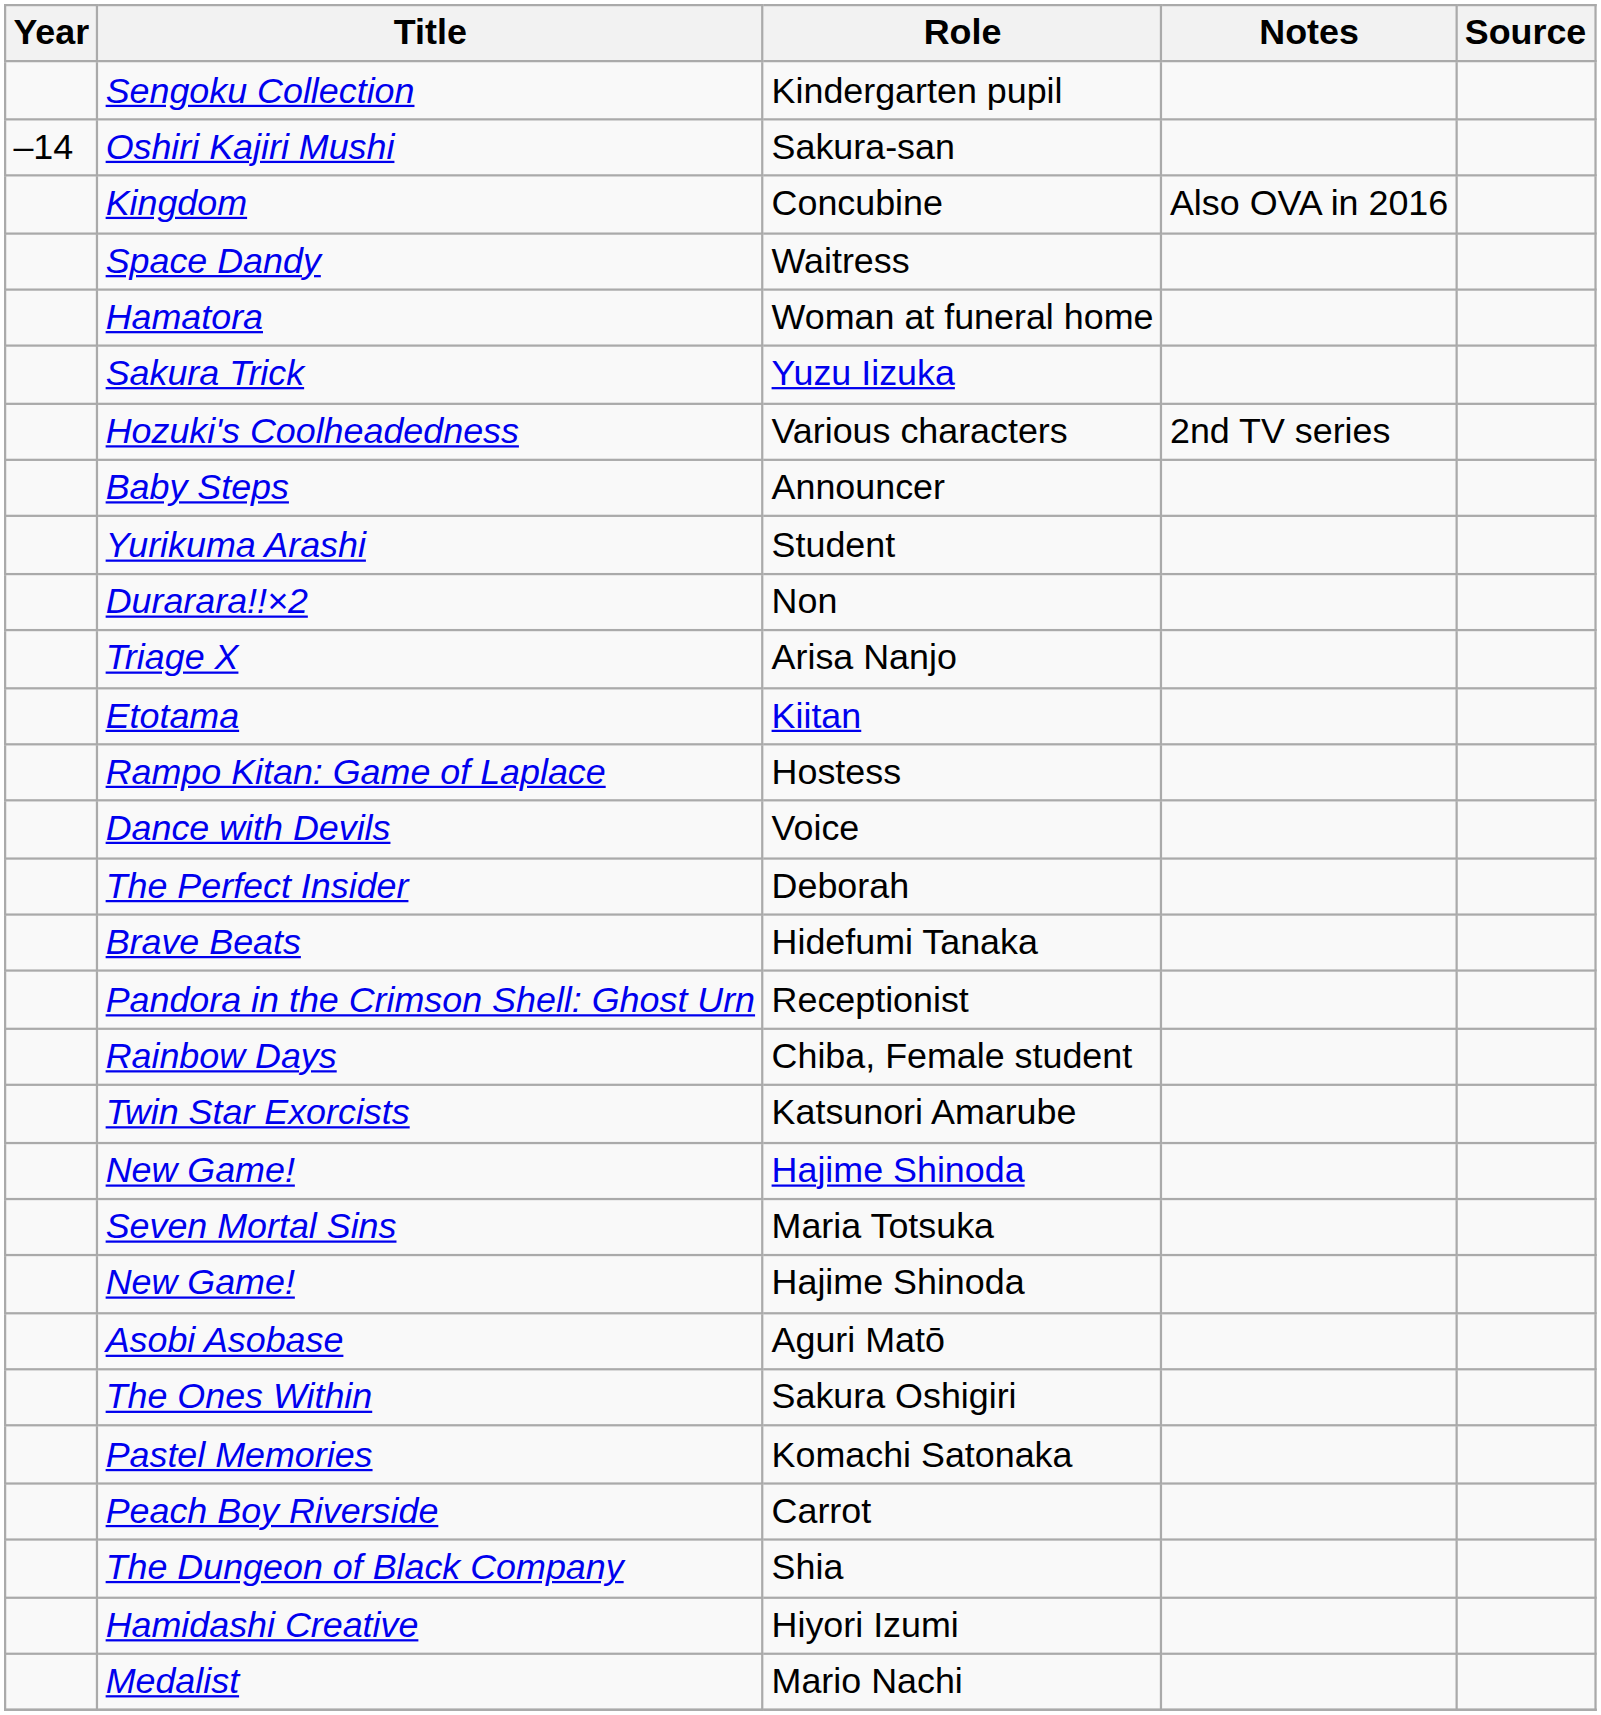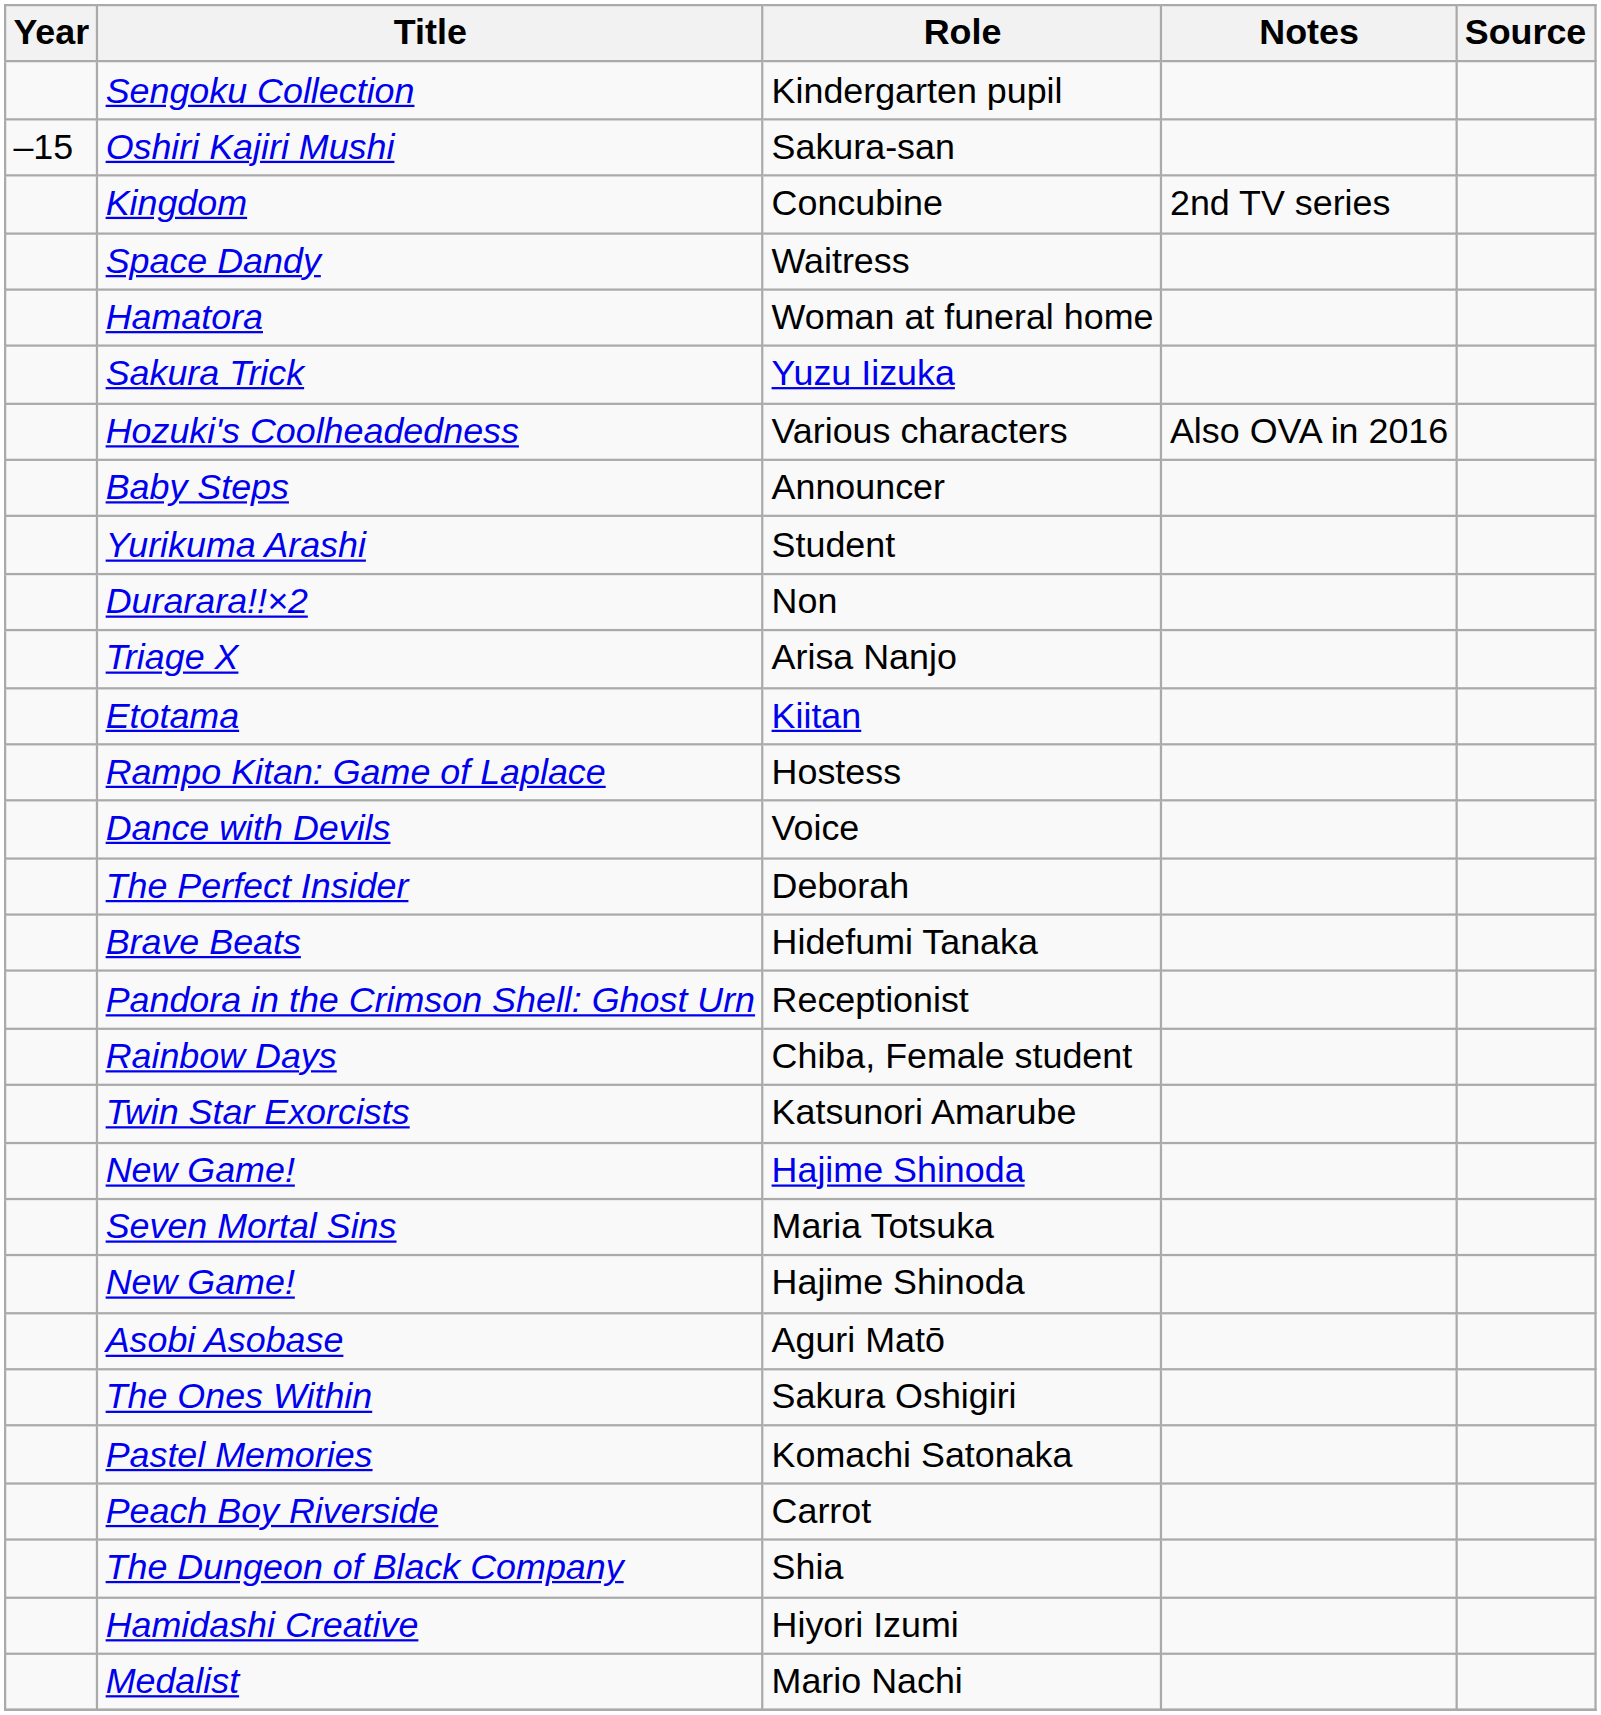(43, 146) –14 -> (43, 146) –15
(1309, 203) Also OVA in 2016 -> (1280, 203) 2nd TV series
(1280, 430) 2nd TV series -> (1309, 430) Also OVA in 2016
